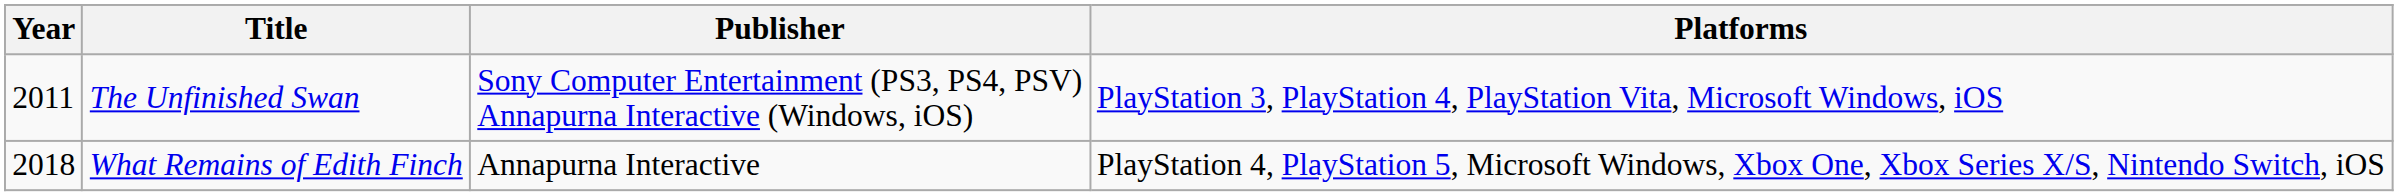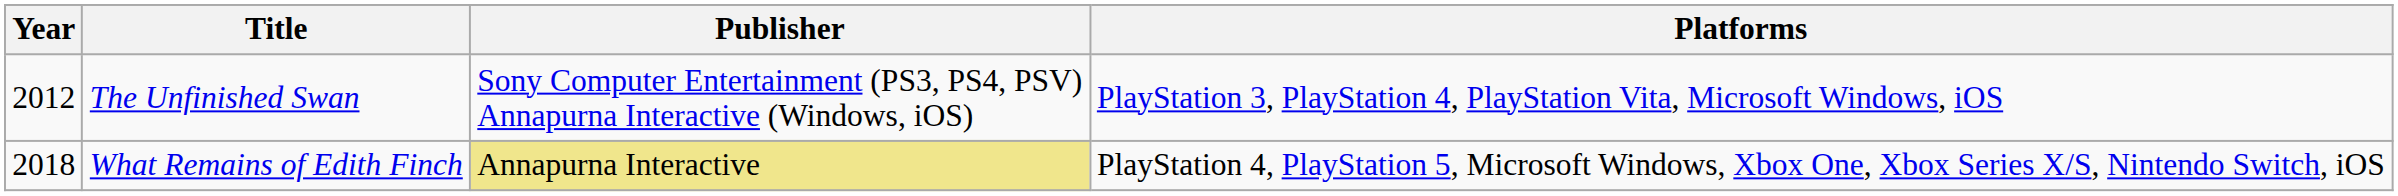(43, 97) 2011 -> (44, 97) 2012
(619, 164) no background -> (619, 164) khaki background
